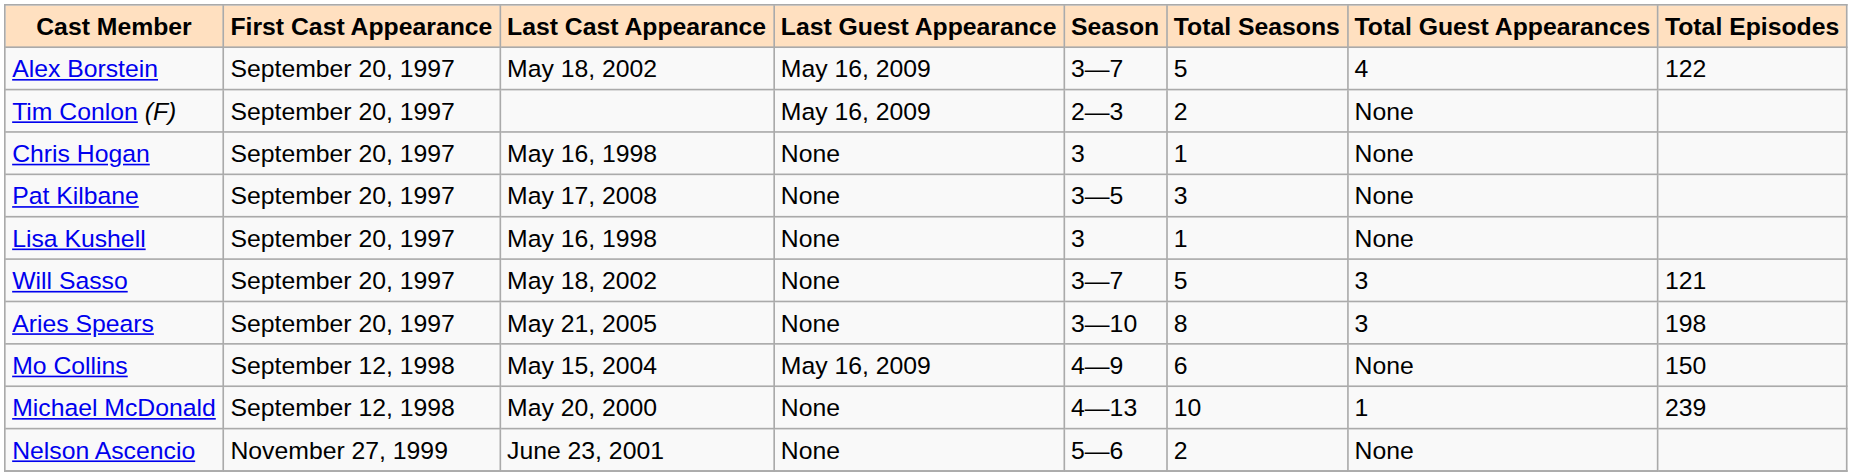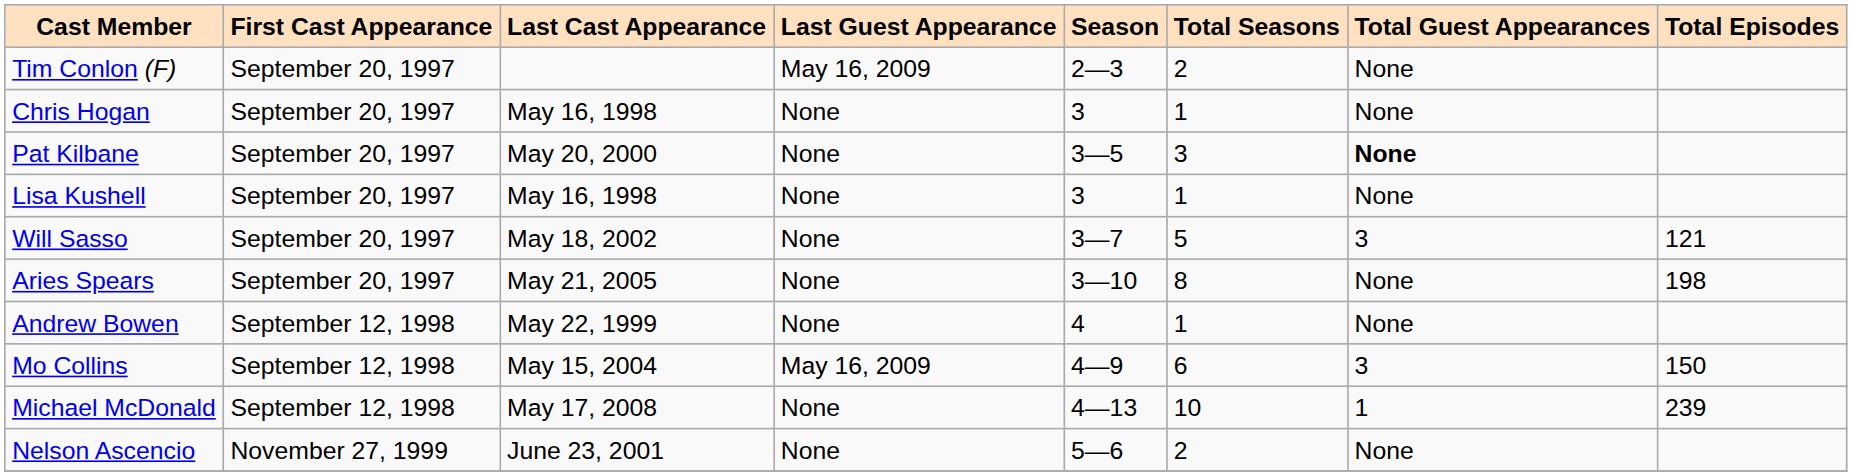- row: (85, 69)
(582, 196) May 17, 2008 -> (582, 153) May 20, 2000
(1384, 196) normal -> (1385, 153) bold
(1361, 323) 3 -> (1384, 280) None
+ row: (95, 323)
(1384, 365) None -> (1361, 365) 3
(582, 408) May 20, 2000 -> (582, 408) May 17, 2008
